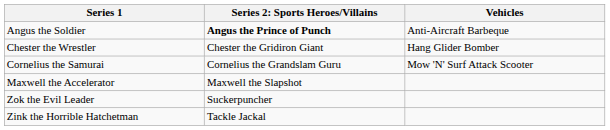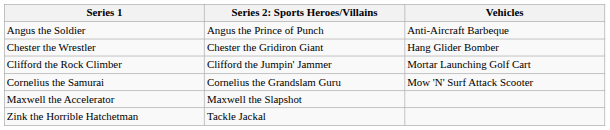(269, 30) bold -> (265, 30) normal
+ row: (64, 64)
- row: (51, 99)
